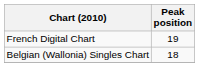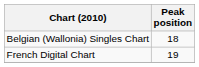rows swapped: (78, 54) <-> (51, 39)
